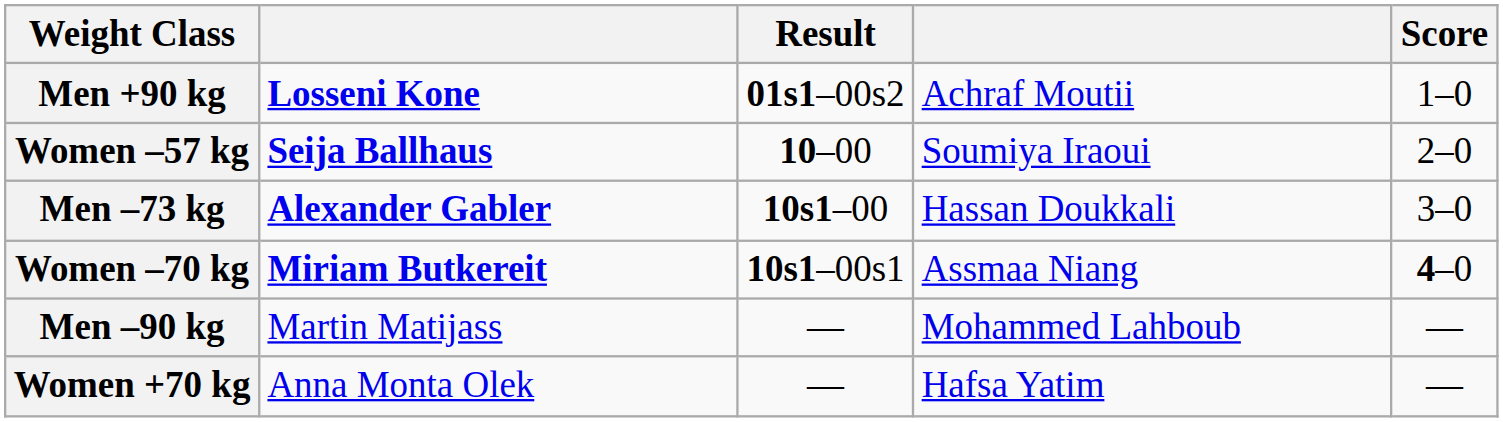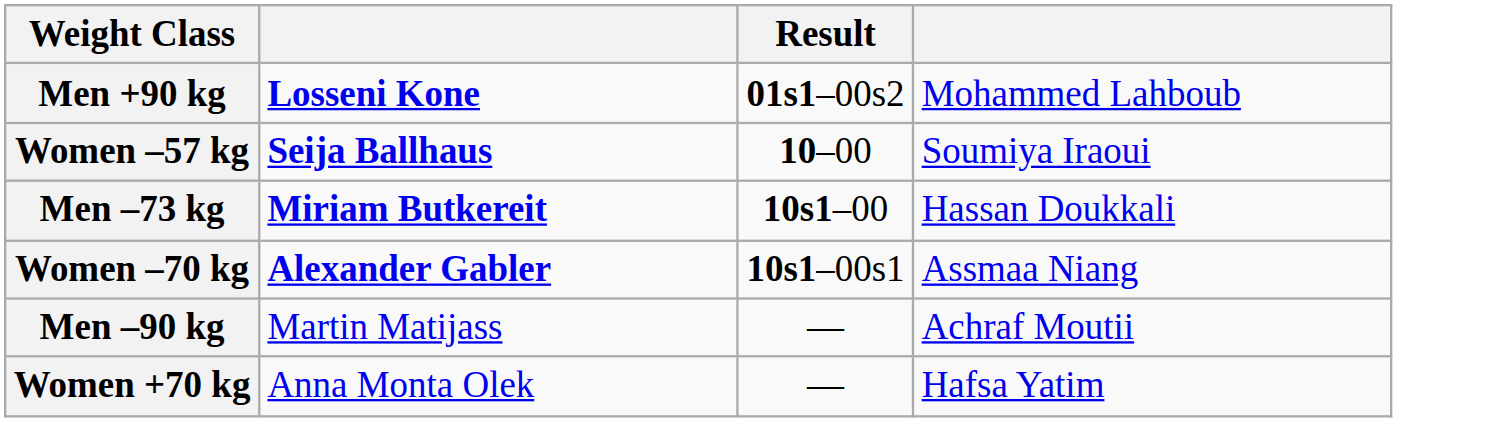- column: (1444, 33)
(1028, 92) Achraf Moutii -> (1081, 92) Mohammed Lahboub
(409, 209) Alexander Gabler -> (407, 209) Miriam Butkereit
(407, 268) Miriam Butkereit -> (409, 268) Alexander Gabler
(1081, 326) Mohammed Lahboub -> (1028, 326) Achraf Moutii
